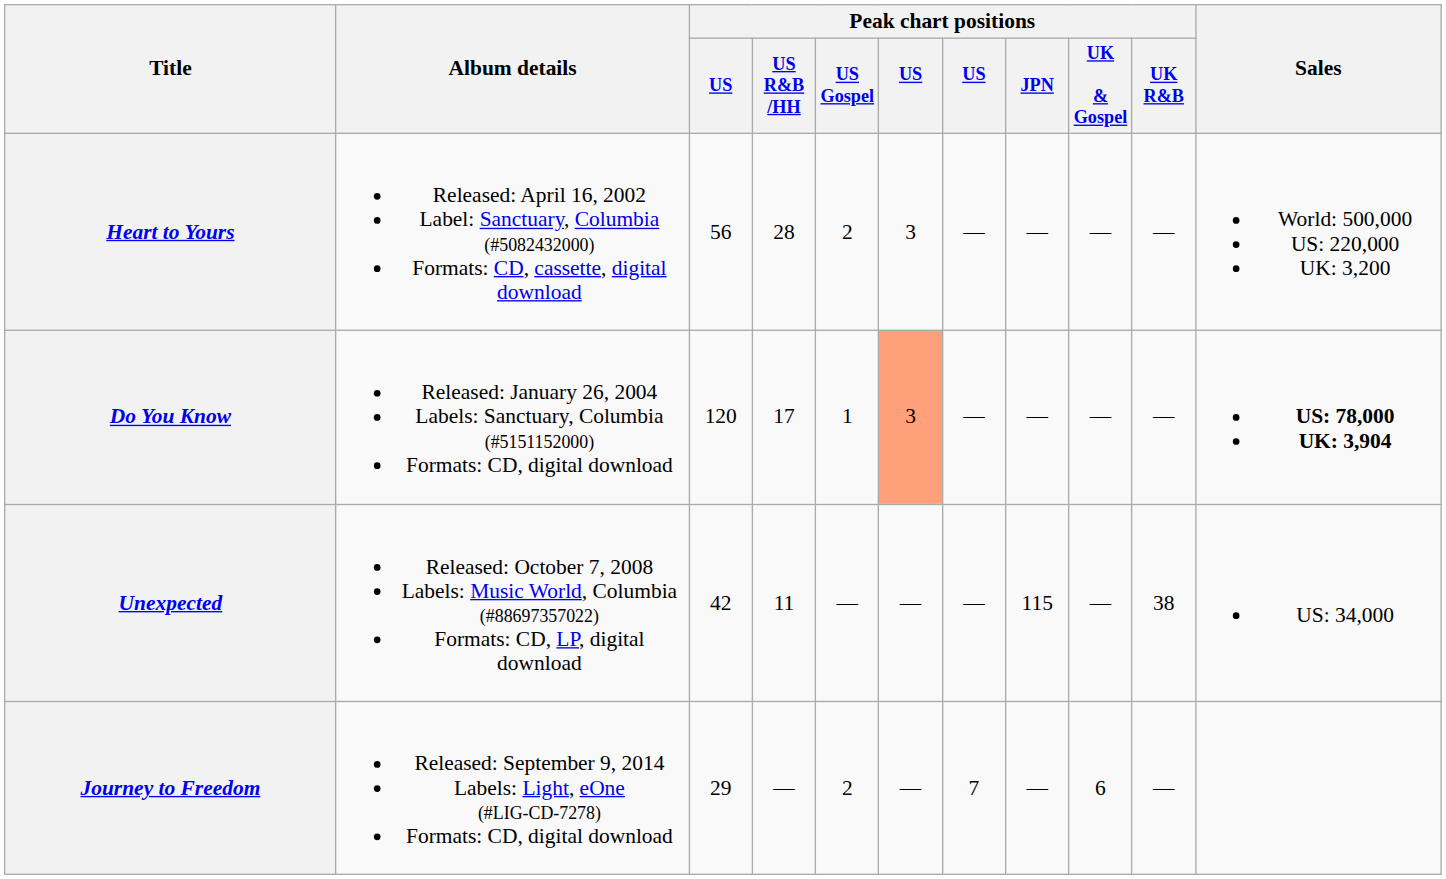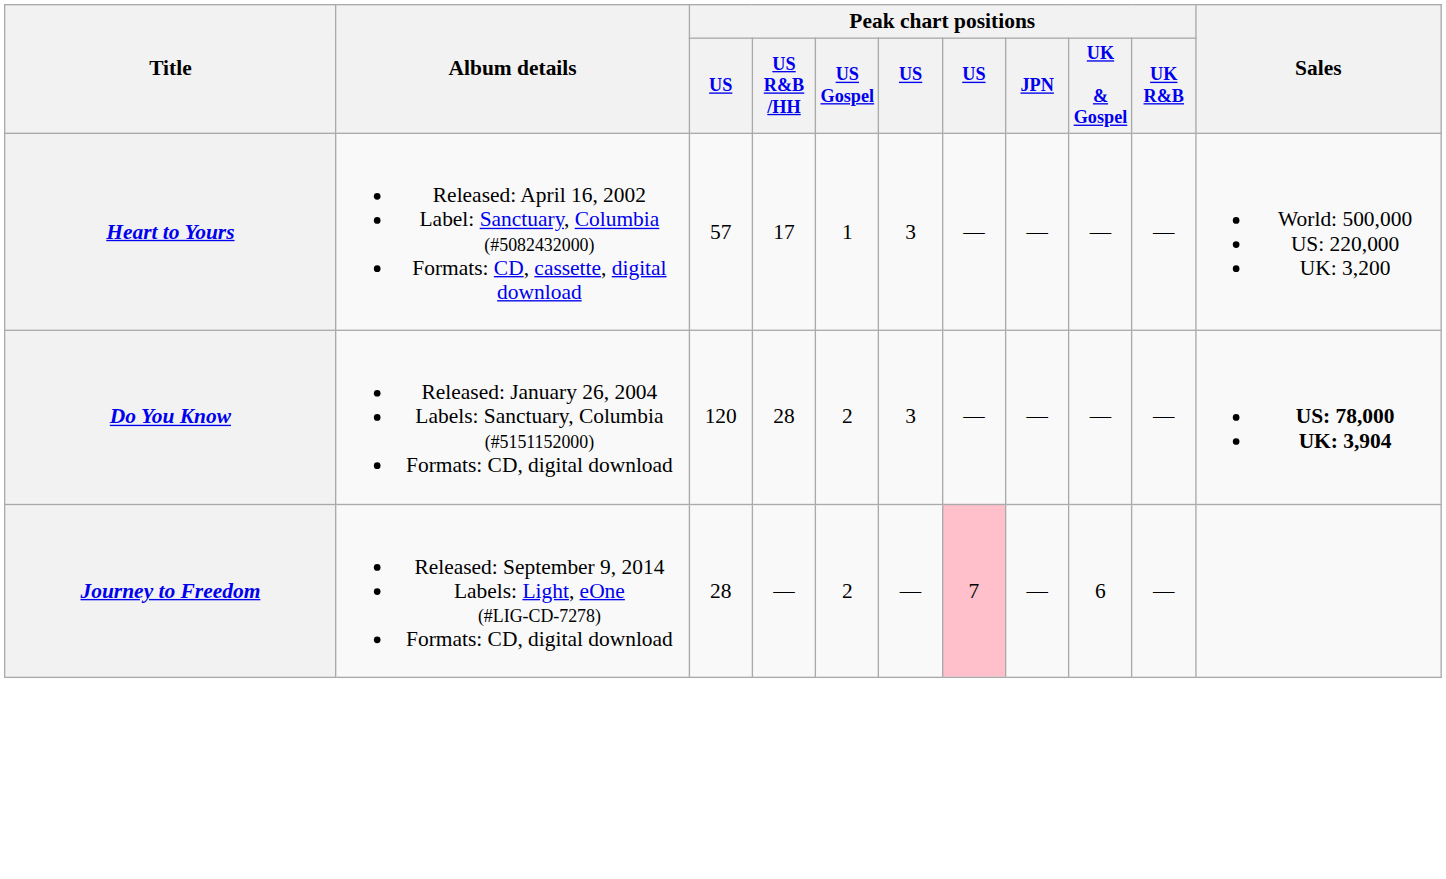(721, 231) 56 -> (721, 231) 57
(784, 231) 28 -> (784, 231) 17
(847, 231) 2 -> (847, 231) 1
(784, 417) 17 -> (784, 417) 28
(847, 417) 1 -> (847, 417) 2
(911, 417) lightsalmon background -> (911, 417) no background
- row: (170, 602)
(721, 787) 29 -> (721, 590) 28
(974, 787) no background -> (974, 590) pink background
